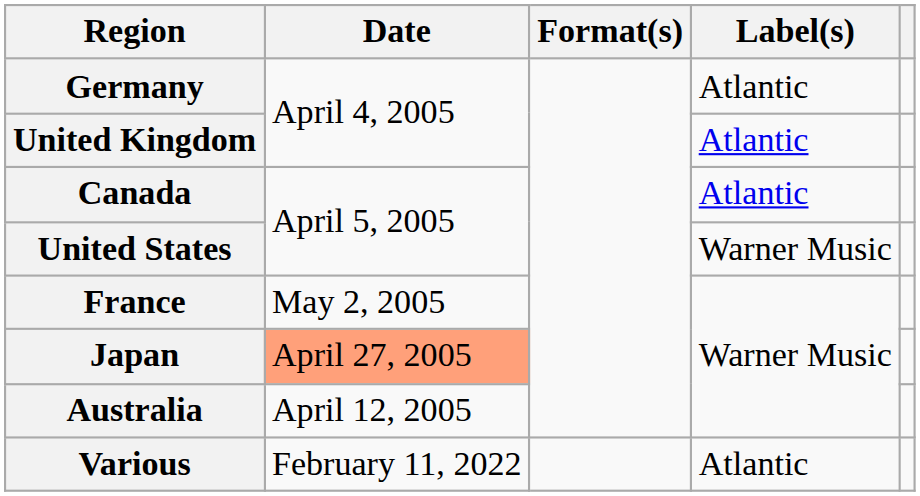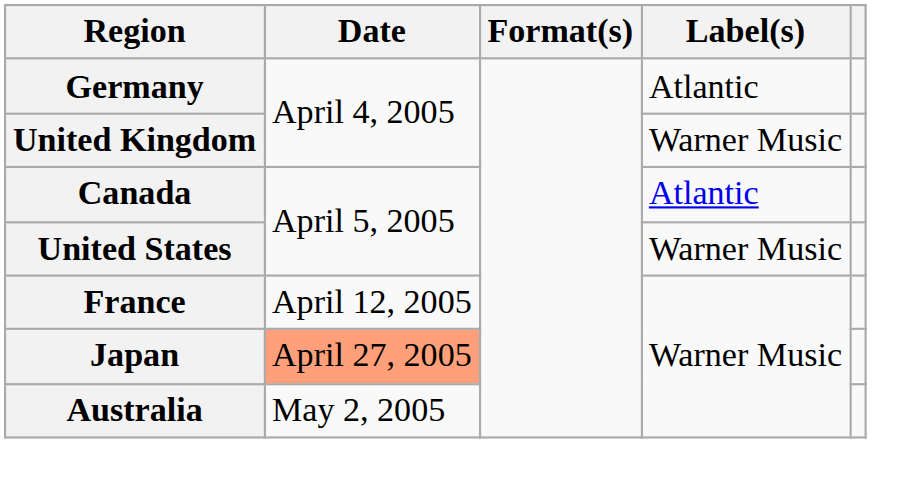(754, 139) Atlantic -> (745, 139) Warner Music
(359, 301) May 2, 2005 -> (372, 301) April 12, 2005
(372, 409) April 12, 2005 -> (359, 409) May 2, 2005
- row: (135, 463)
